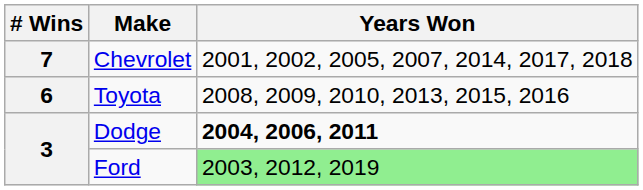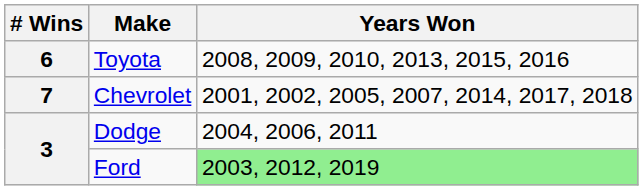rows swapped: (143, 59) <-> (127, 95)
(290, 131) bold -> (290, 131) normal
